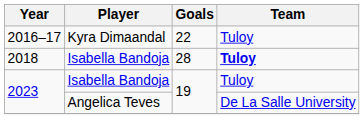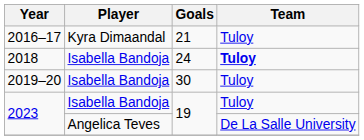(183, 37) 22 -> (183, 37) 21
(183, 59) 28 -> (183, 59) 24
+ row: (34, 80)
